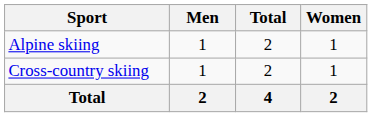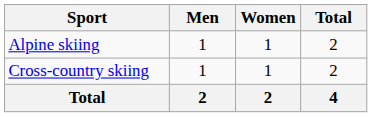columns swapped: (333, 17) <-> (268, 17)
